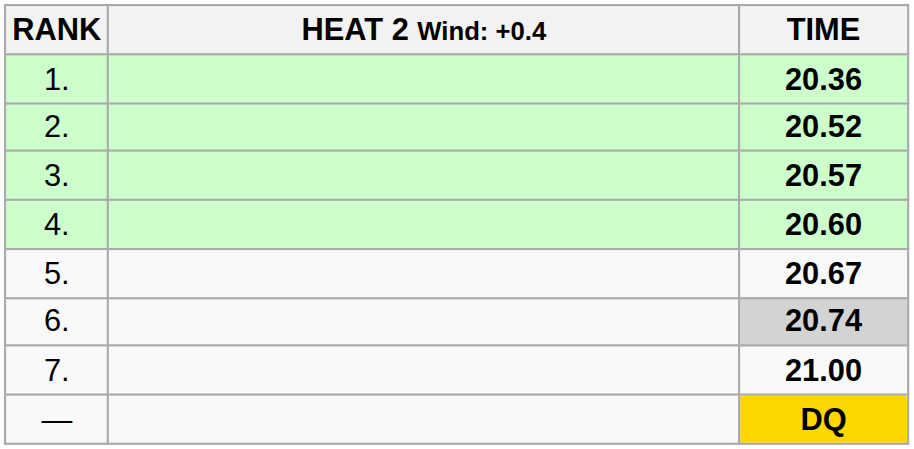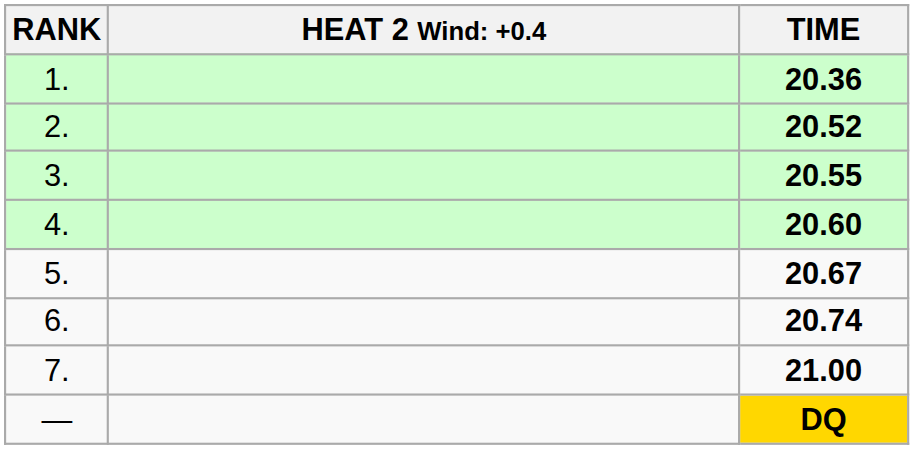(824, 176) 20.57 -> (824, 176) 20.55
(824, 322) lightgrey background -> (824, 322) no background
